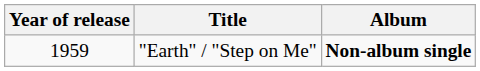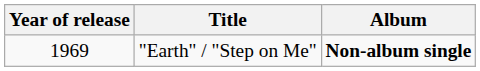(69, 50) 1959 -> (69, 50) 1969
